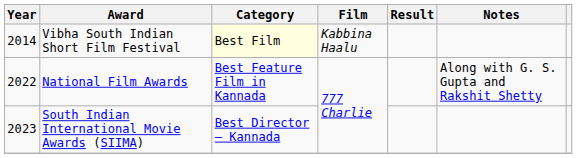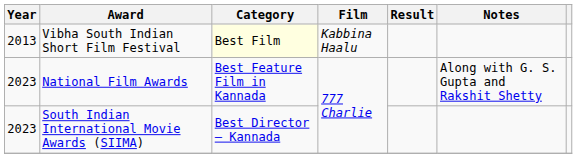(22, 41) 2014 -> (22, 41) 2013
(22, 82) 2022 -> (22, 82) 2023
